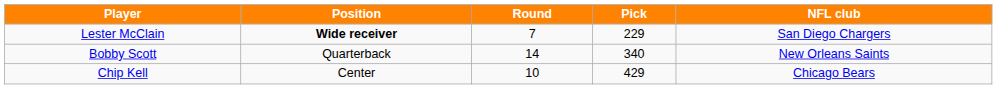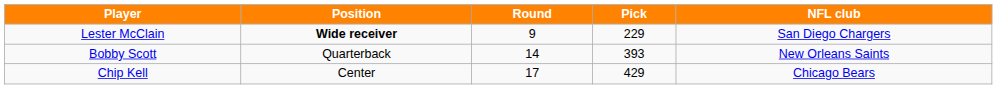(532, 34) 7 -> (532, 34) 9
(634, 53) 340 -> (634, 53) 393
(532, 73) 10 -> (532, 73) 17
